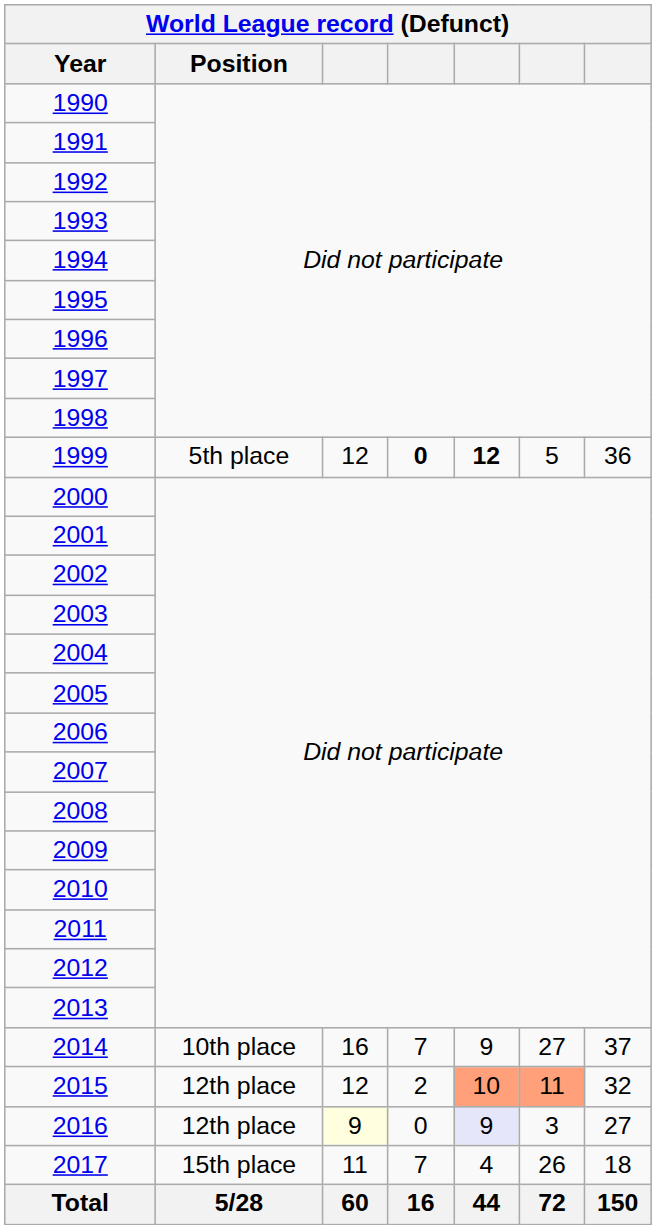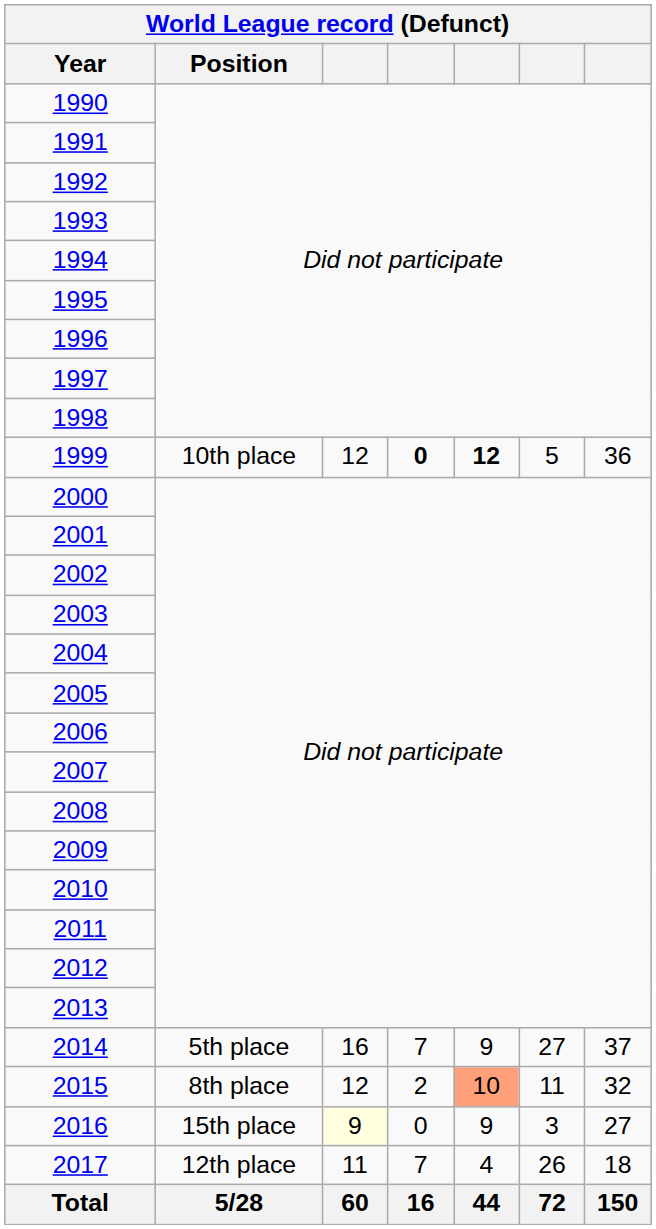(239, 456) 5th place -> (239, 456) 10th place
(239, 1046) 10th place -> (239, 1046) 5th place
(239, 1086) 12th place -> (239, 1086) 8th place
(552, 1086) lightsalmon background -> (552, 1086) no background
(239, 1125) 12th place -> (239, 1125) 15th place
(486, 1125) lavender background -> (486, 1125) no background
(239, 1164) 15th place -> (239, 1164) 12th place
